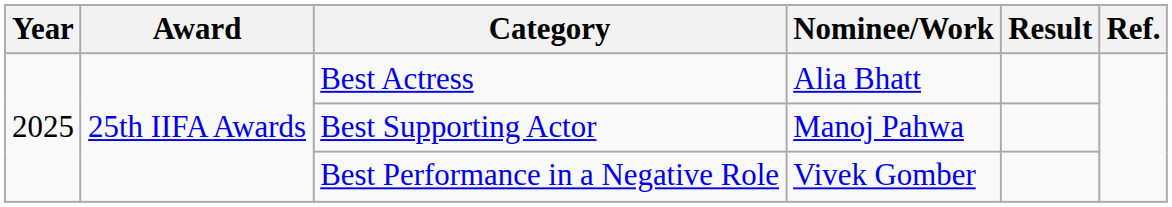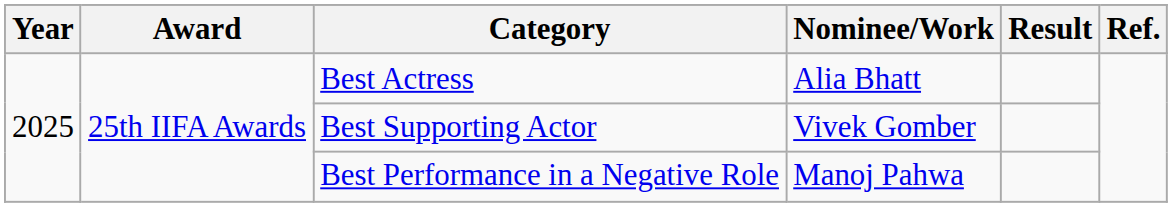(879, 126) Manoj Pahwa -> (884, 126) Vivek Gomber
(884, 175) Vivek Gomber -> (879, 175) Manoj Pahwa
